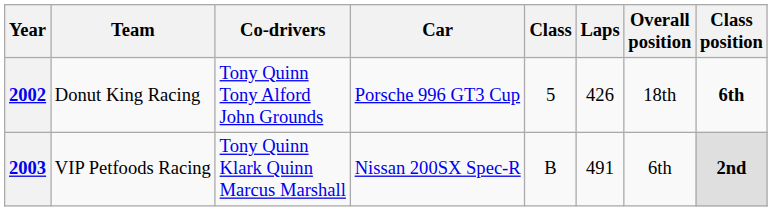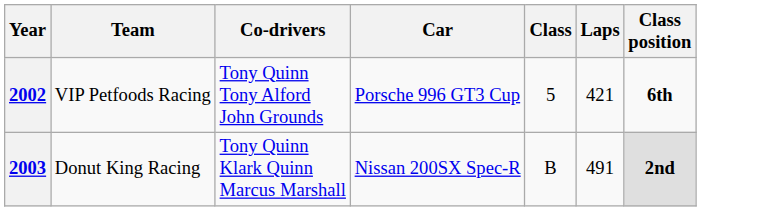- column: (660, 31)
(128, 94) Donut King Racing -> (133, 94) VIP Petfoods Racing
(600, 94) 426 -> (600, 94) 421
(133, 169) VIP Petfoods Racing -> (128, 169) Donut King Racing
